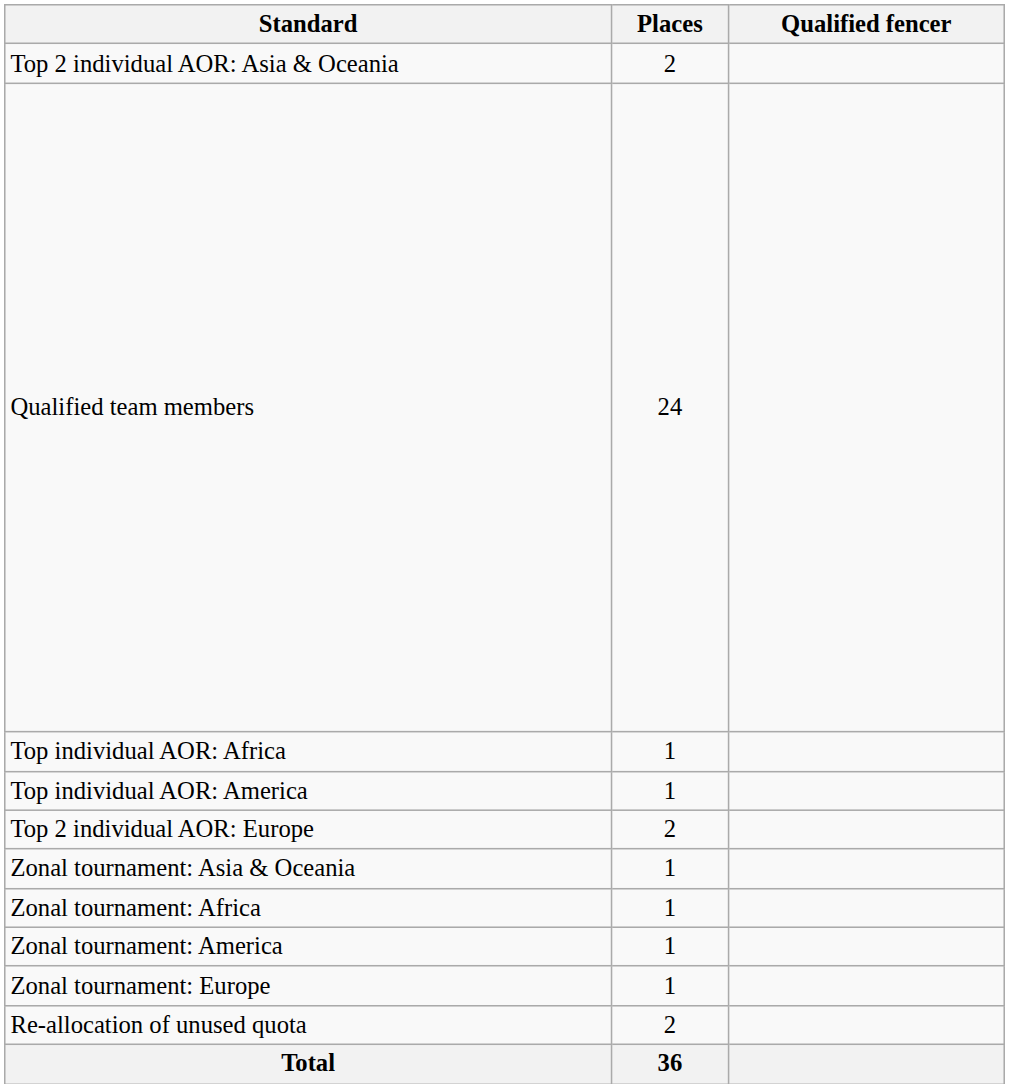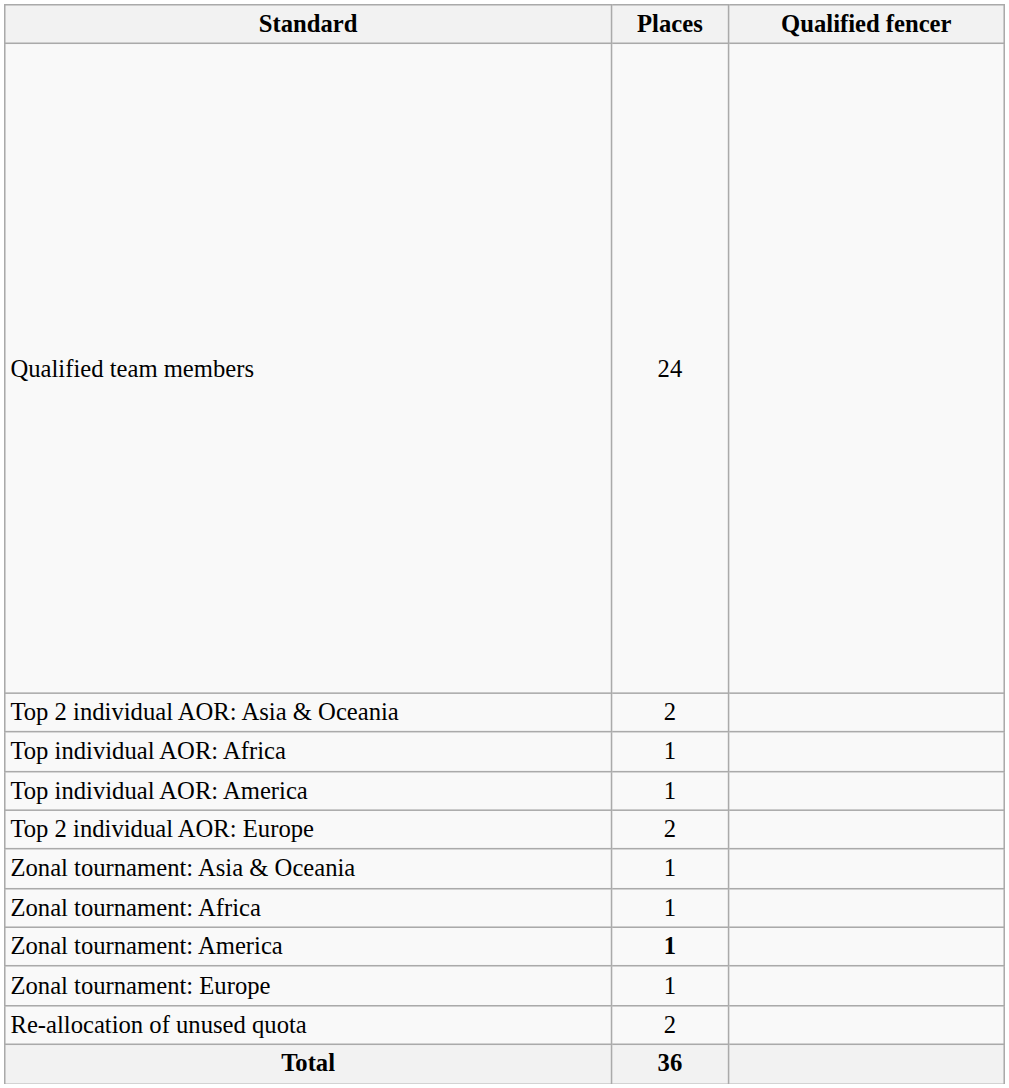rows swapped: (132, 407) <-> (205, 63)
(670, 946) normal -> (670, 946) bold
